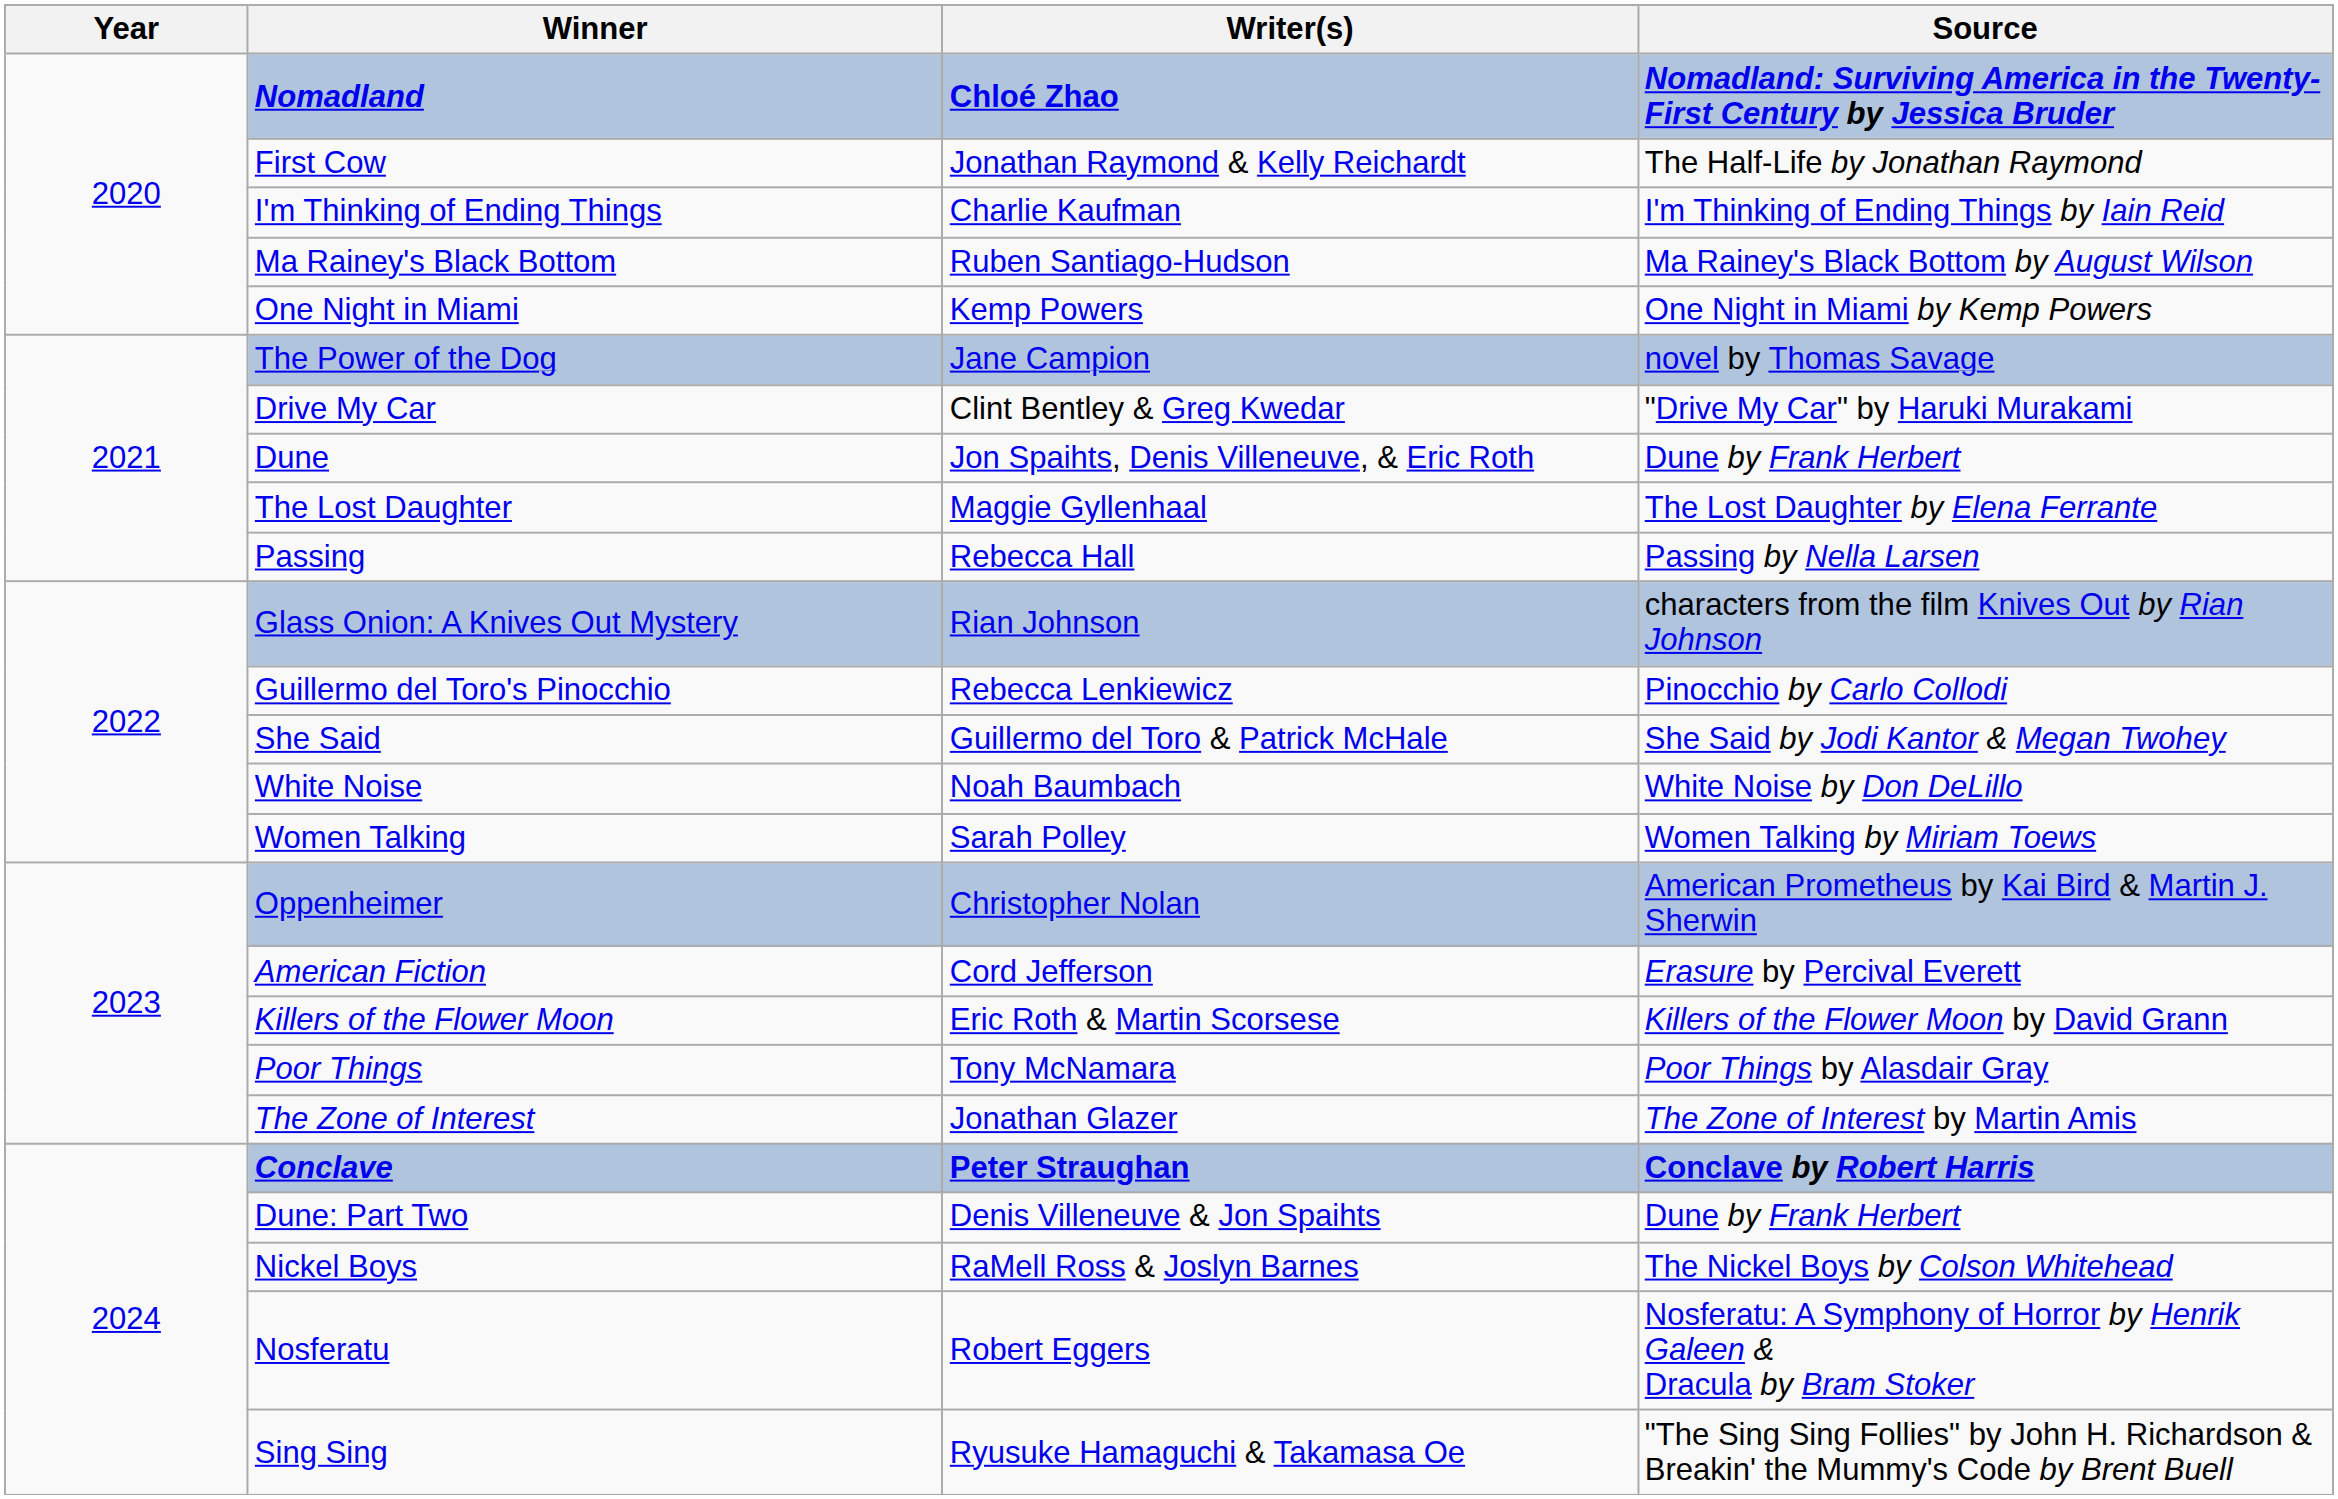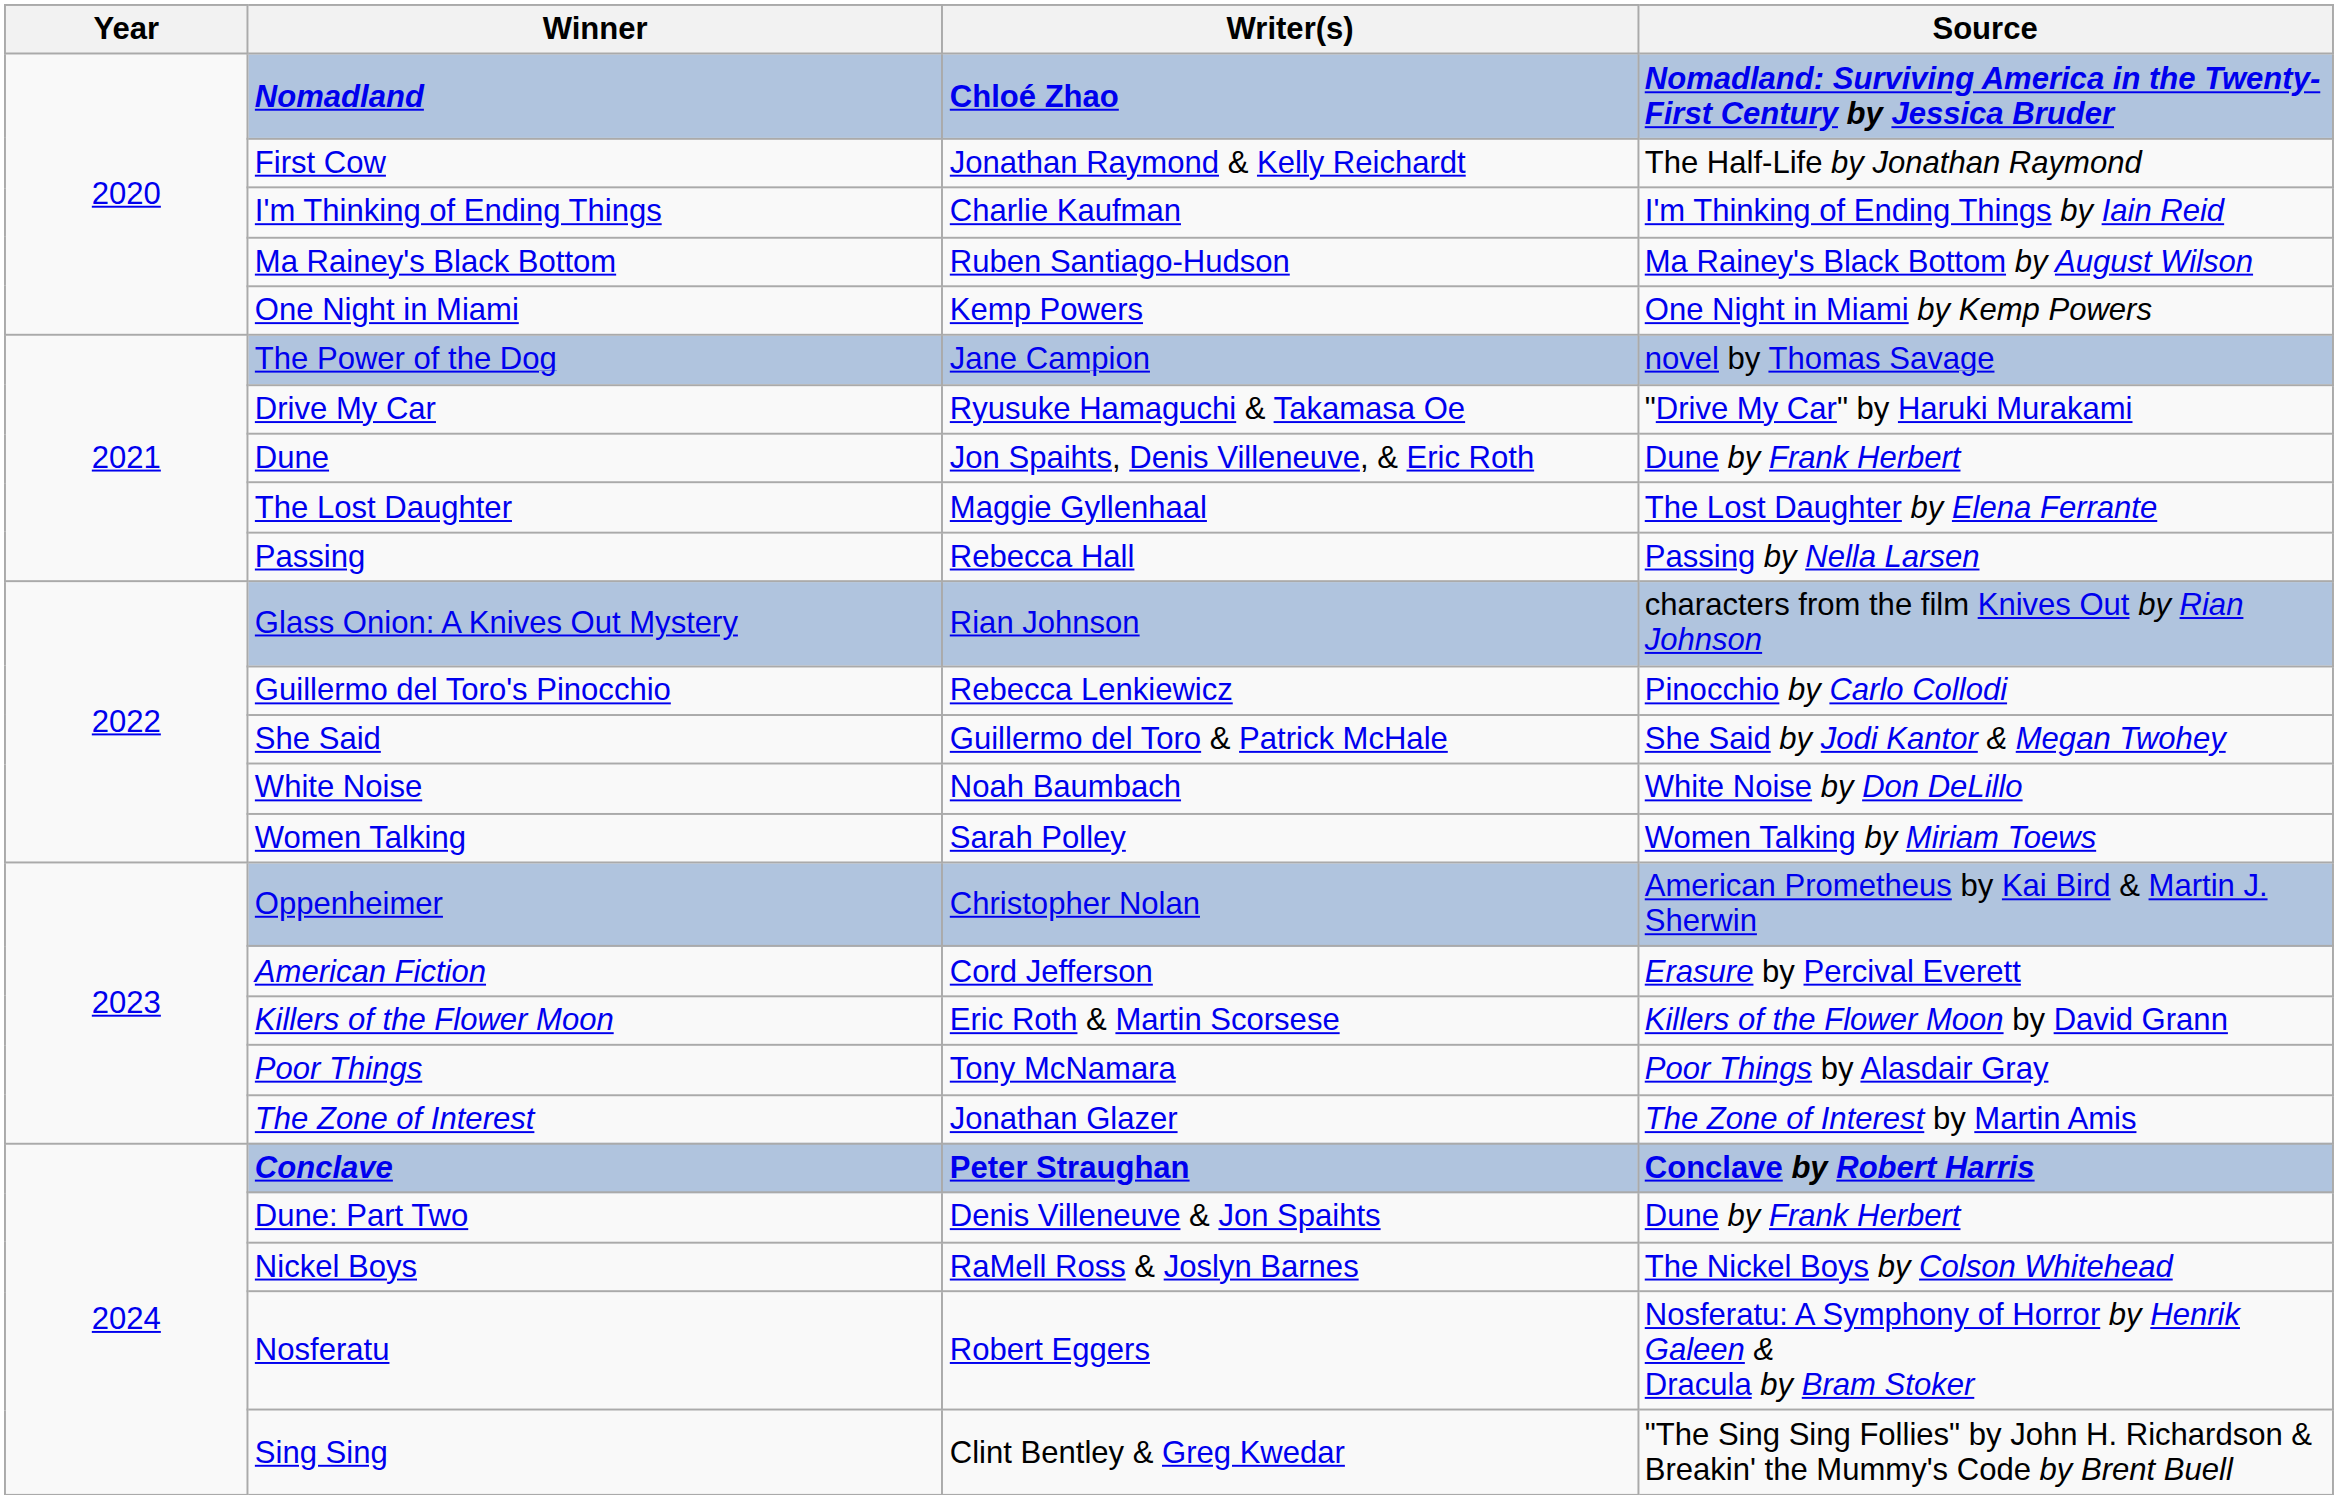(1147, 408) Clint Bentley & Greg Kwedar -> (1207, 408) Ryusuke Hamaguchi & Takamasa Oe
(1207, 1451) Ryusuke Hamaguchi & Takamasa Oe -> (1147, 1451) Clint Bentley & Greg Kwedar
